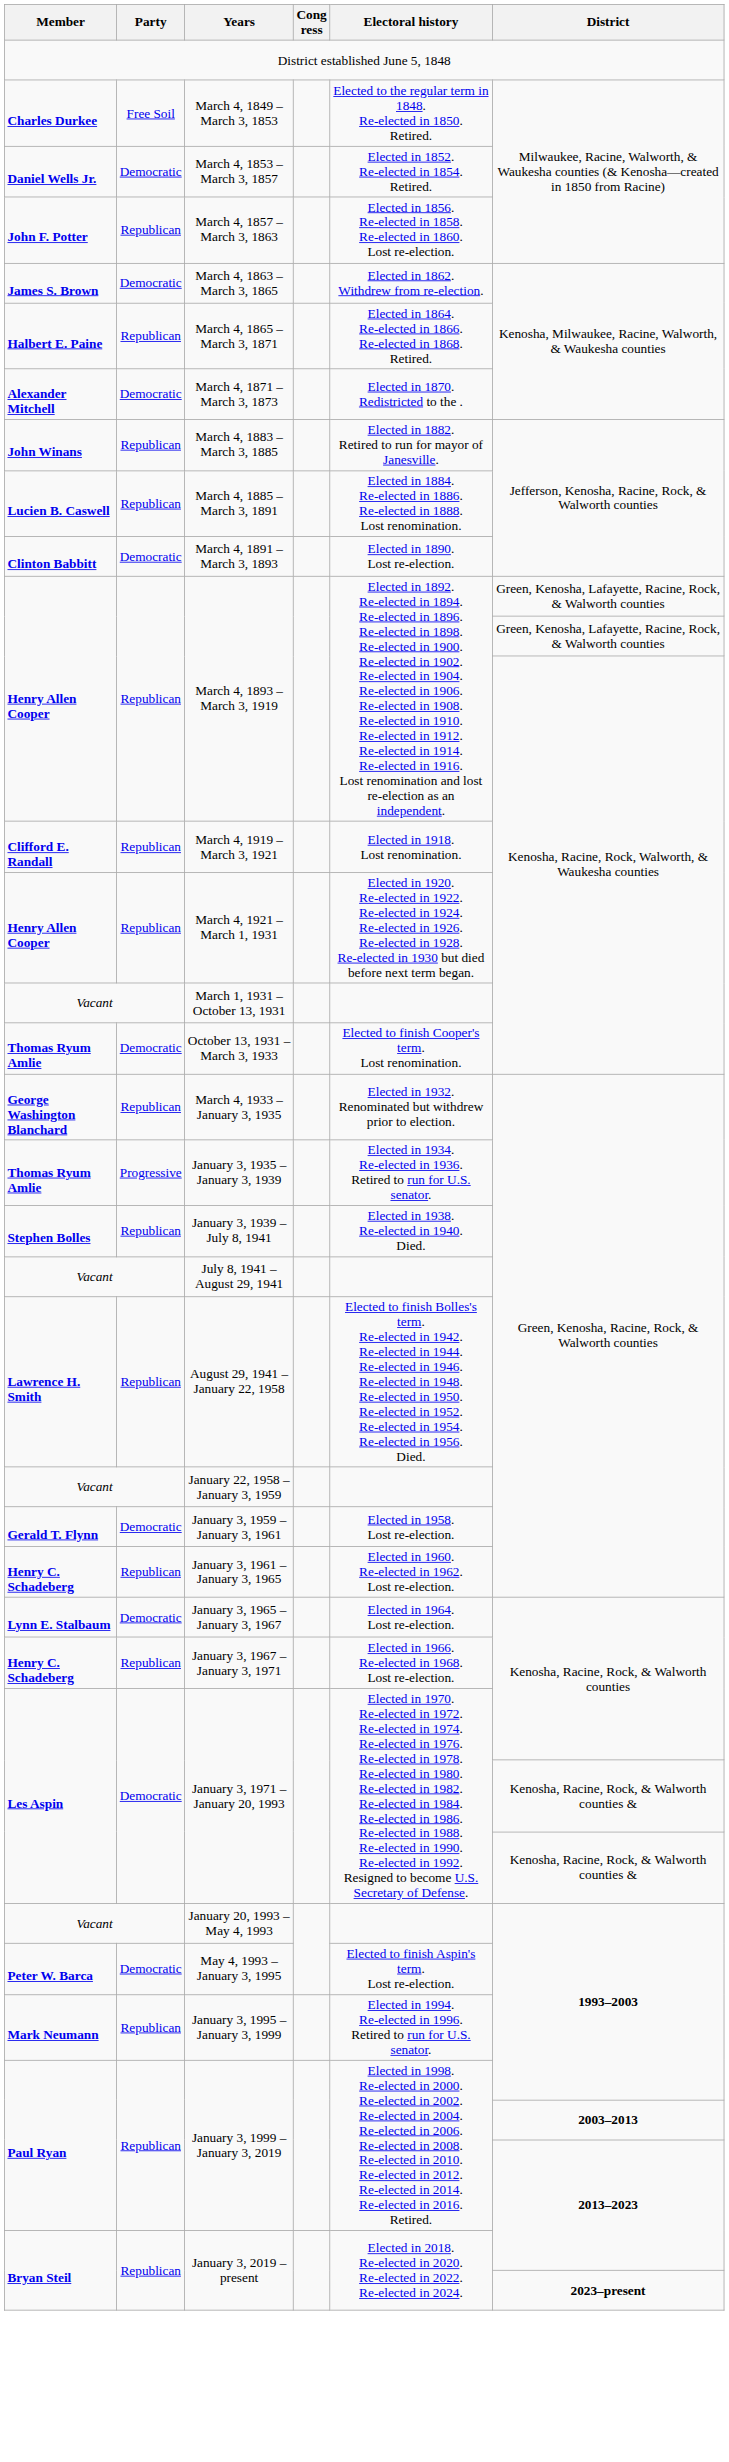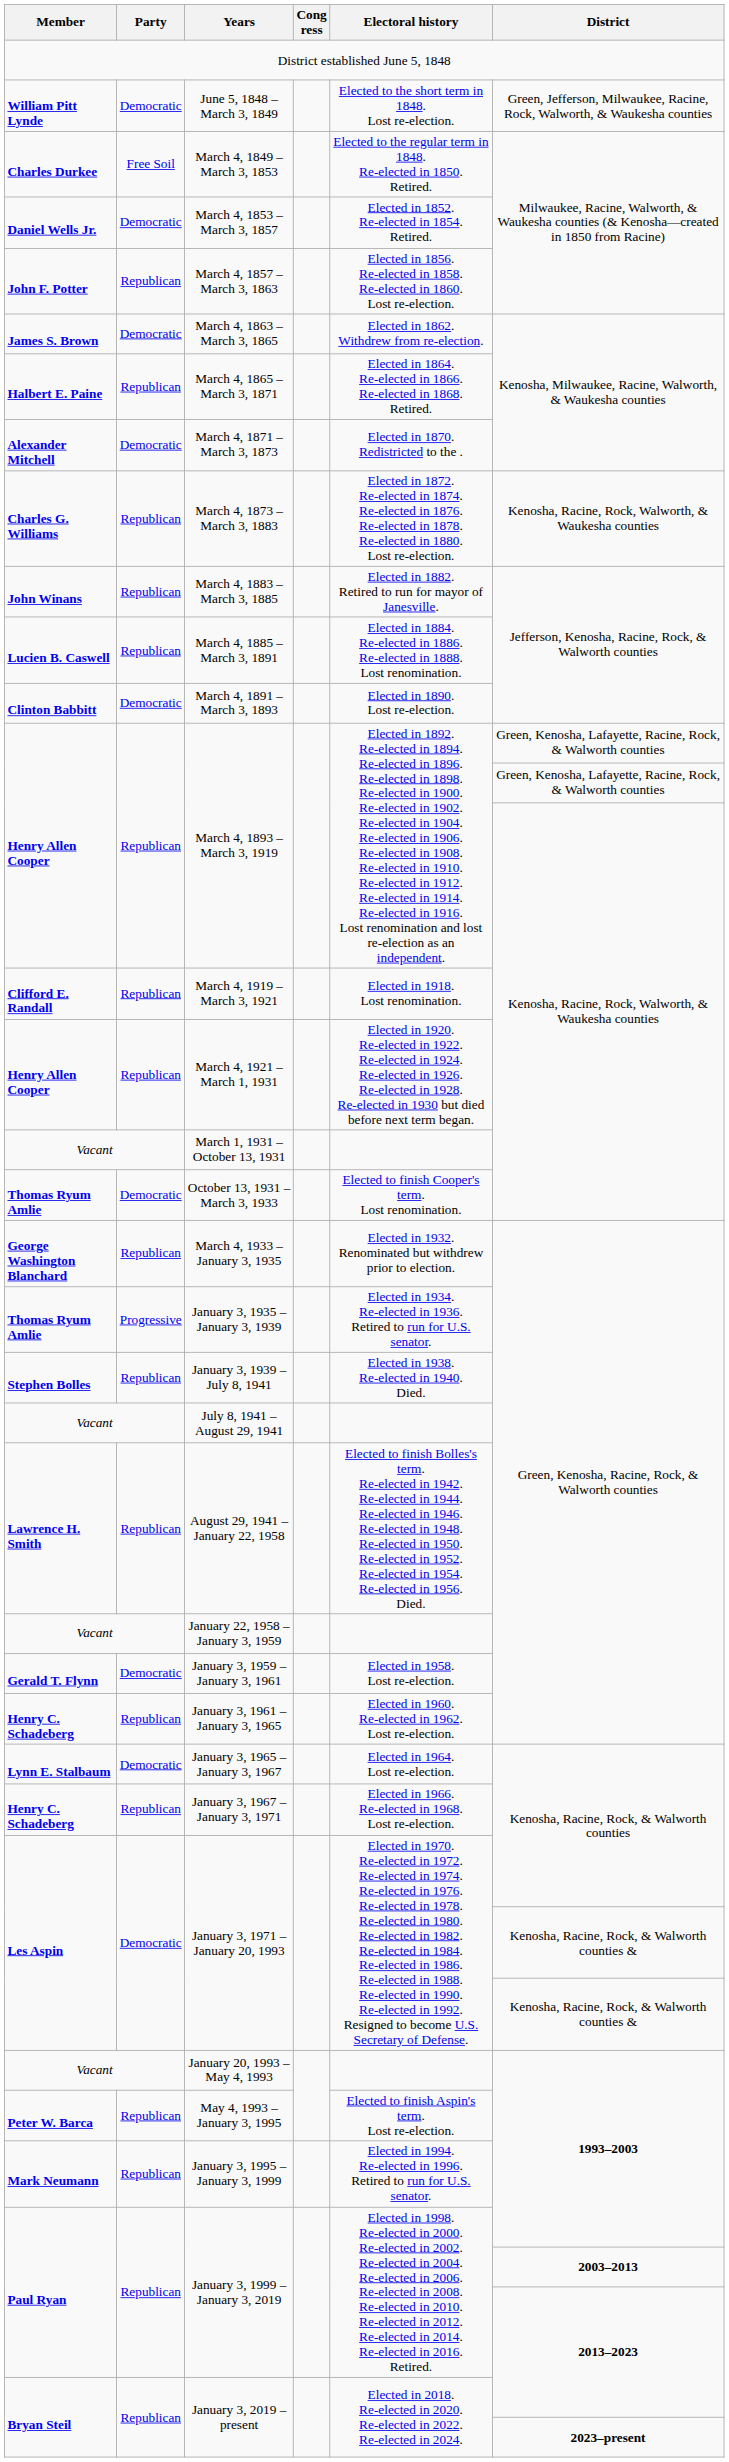+ row: (42, 113)
+ row: (38, 525)
(151, 1968) Democratic -> (151, 2115) Republican
